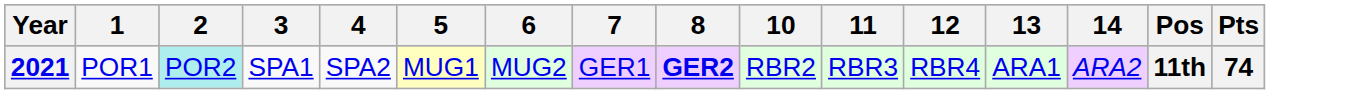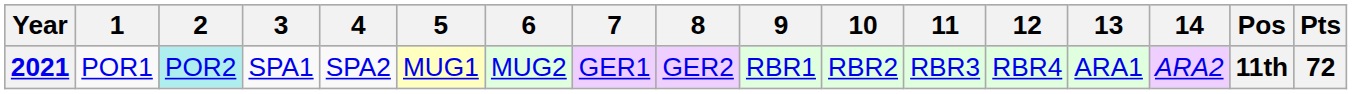+ column: (781, 25)
(698, 66) bold -> (698, 66) normal
(1239, 66) 74 -> (1321, 66) 72
